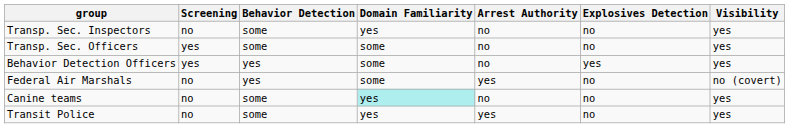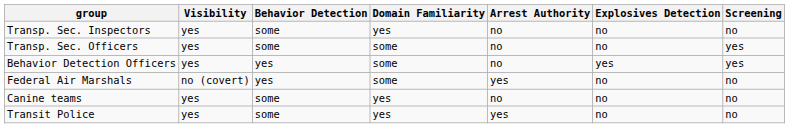columns swapped: (747, 13) <-> (209, 13)
(369, 98) paleturquoise background -> (382, 98) no background
